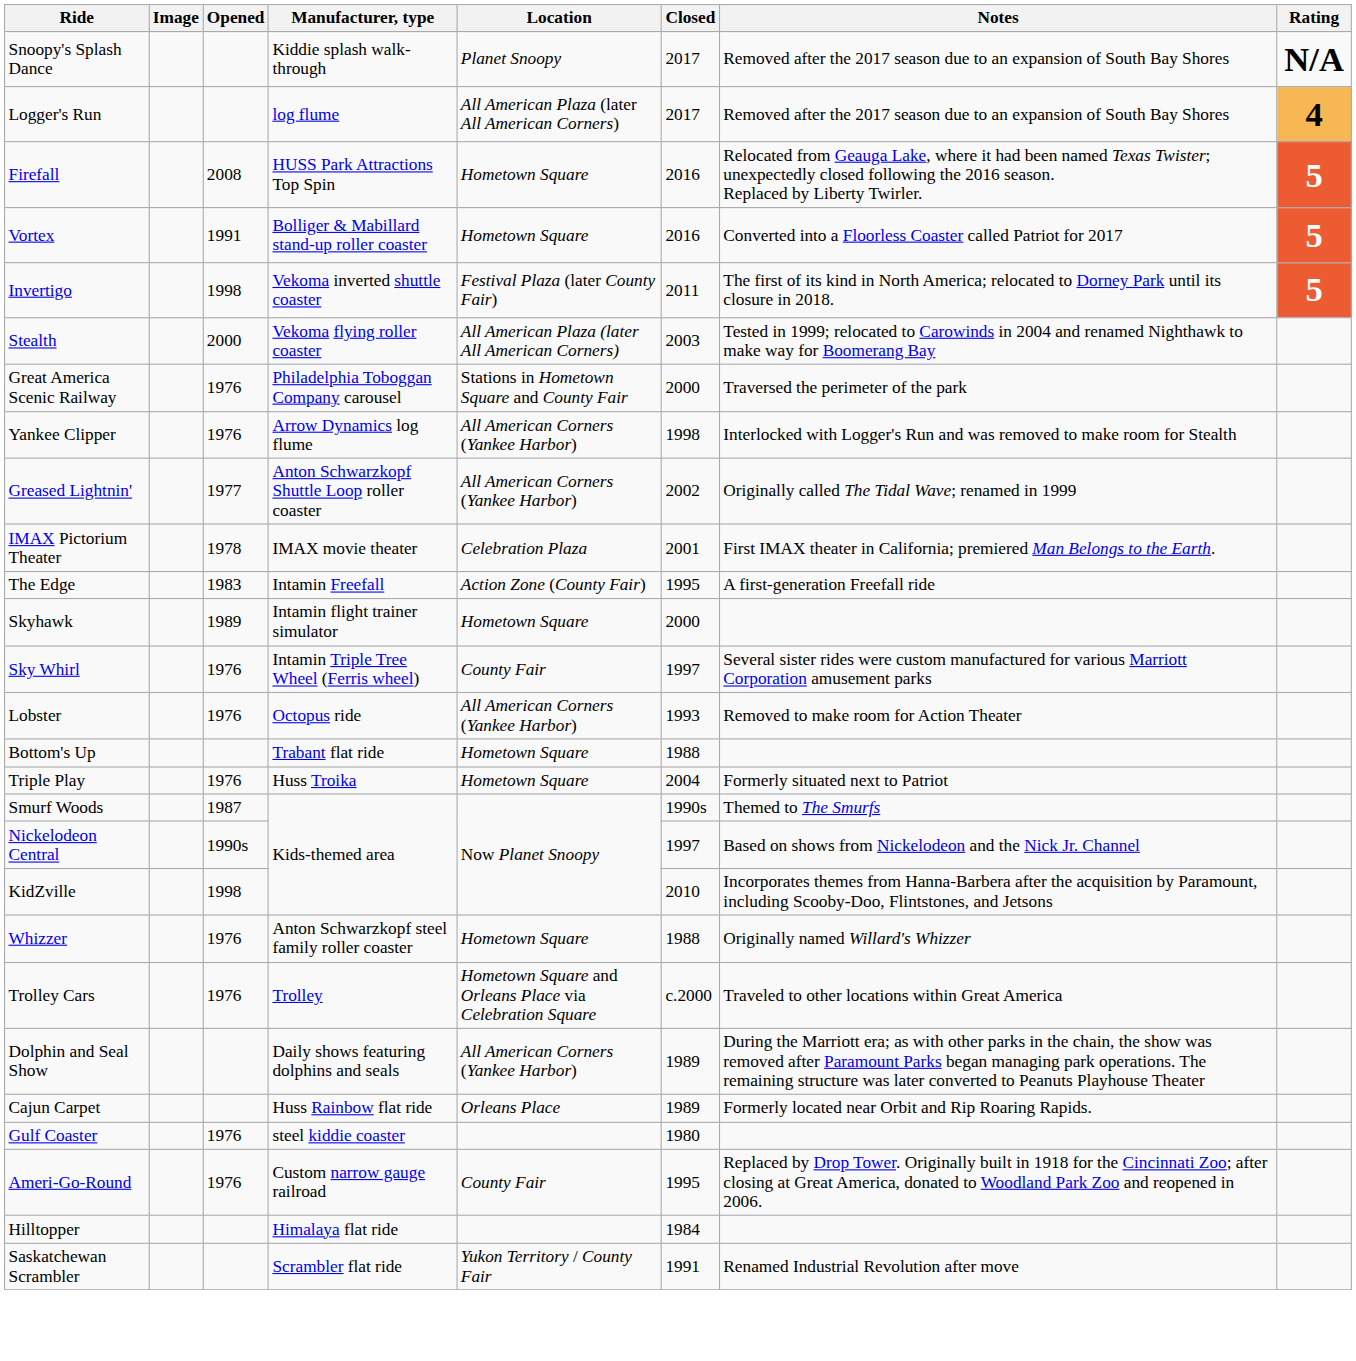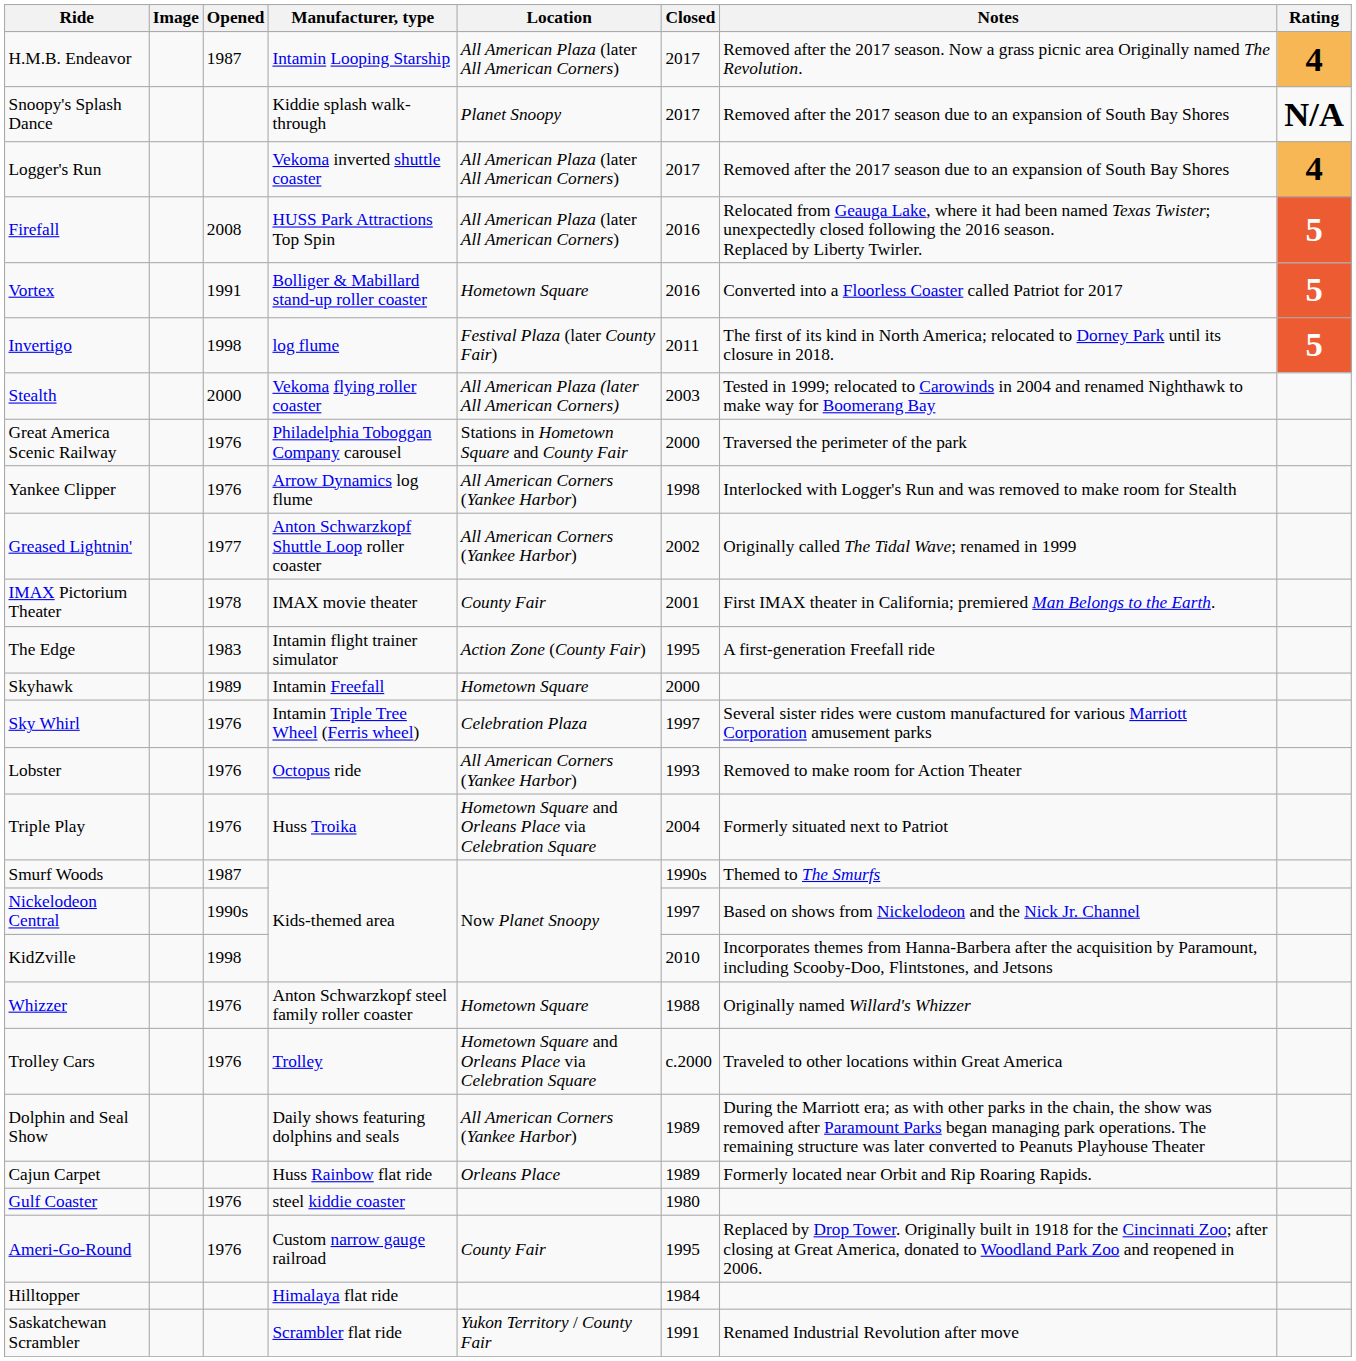+ row: (70, 59)
(306, 114) log flume -> (356, 169) Vekoma inverted shuttle coaster
(525, 174) Hometown Square -> (549, 229) All American Plaza (later All American Corners)
(356, 290) Vekoma inverted shuttle coaster -> (306, 344) log flume
(524, 547) Celebration Plaza -> (503, 602) County Fair
(328, 584) Intamin Freefall -> (345, 649) Intamin flight trainer simulator
(345, 622) Intamin flight trainer simulator -> (328, 686) Intamin Freefall
(503, 668) County Fair -> (524, 723) Celebration Plaza
- row: (52, 752)
(525, 780) Hometown Square -> (539, 827) Hometown Square and Orleans Place via Celebration Square
